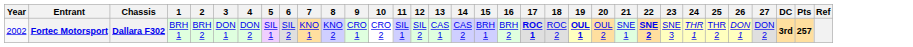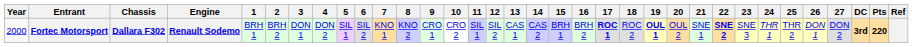+ column: (205, 11)
(16, 30) 2002 -> (16, 30) 2000
(804, 30) 257 -> (879, 30) 220
